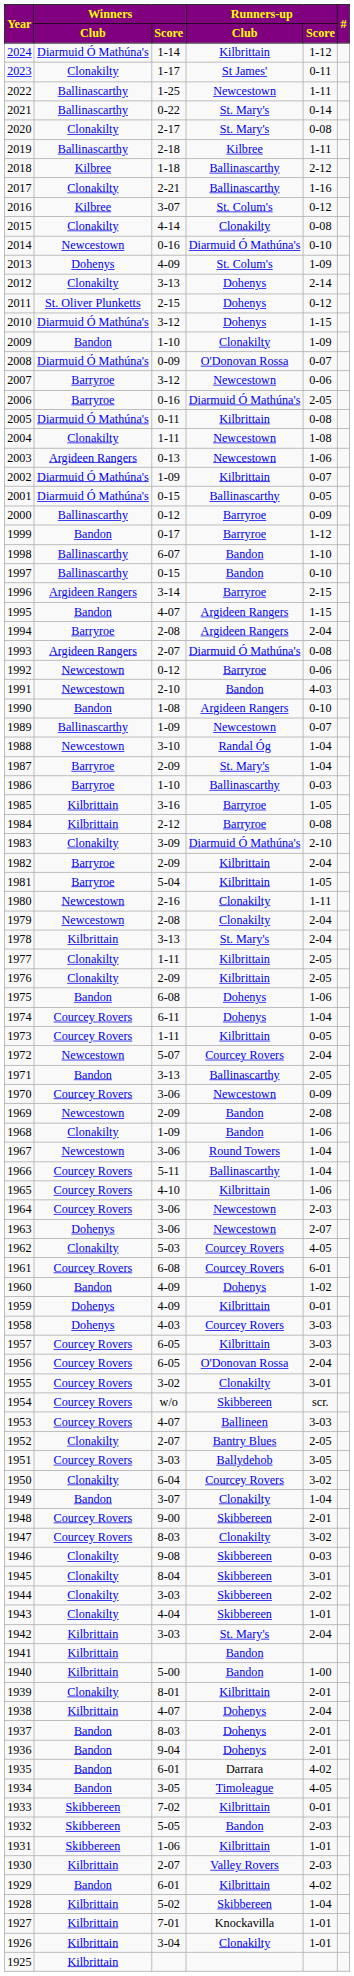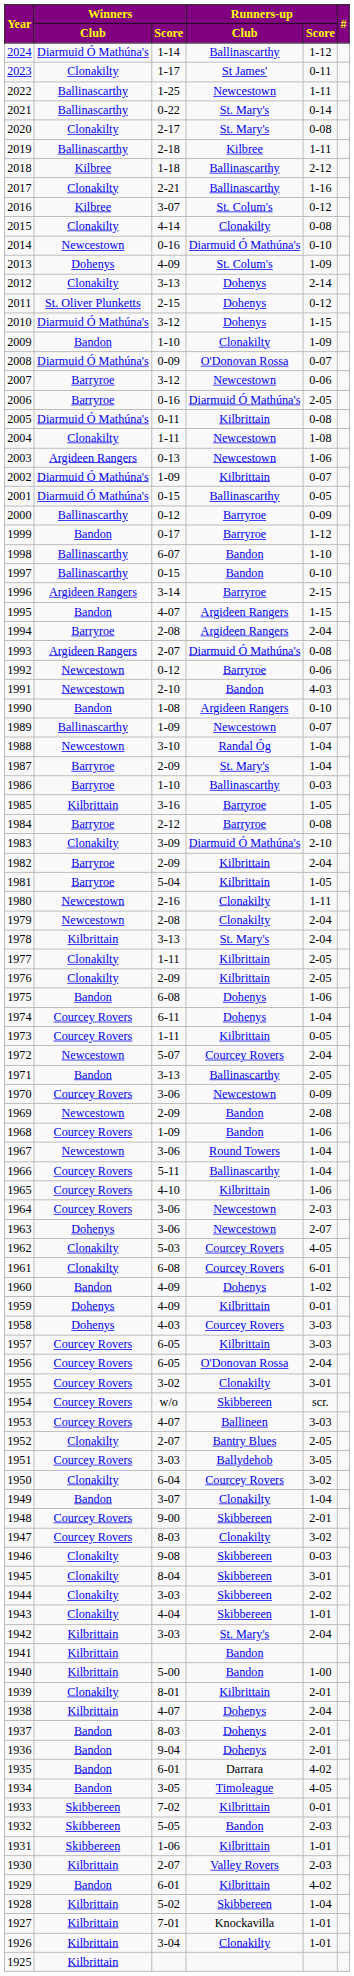(245, 52) Kilbrittain -> (245, 52) Ballinascarthy
(93, 824) Kilbrittain -> (93, 824) Barryroe
(93, 1132) Clonakilty -> (93, 1132) Courcey Rovers
(93, 1267) Courcey Rovers -> (93, 1267) Clonakilty
